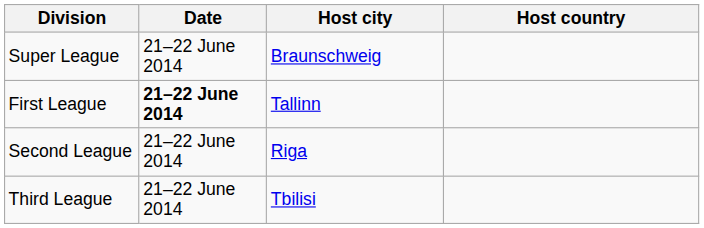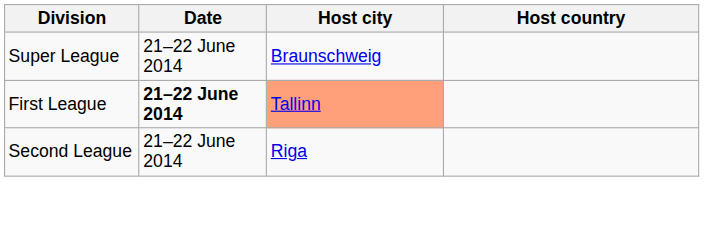(296, 103) no background -> (296, 103) lightsalmon background
- row: (60, 199)
